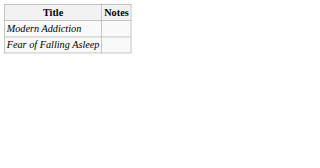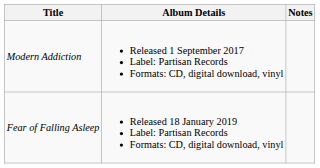+ column: (194, 12)
